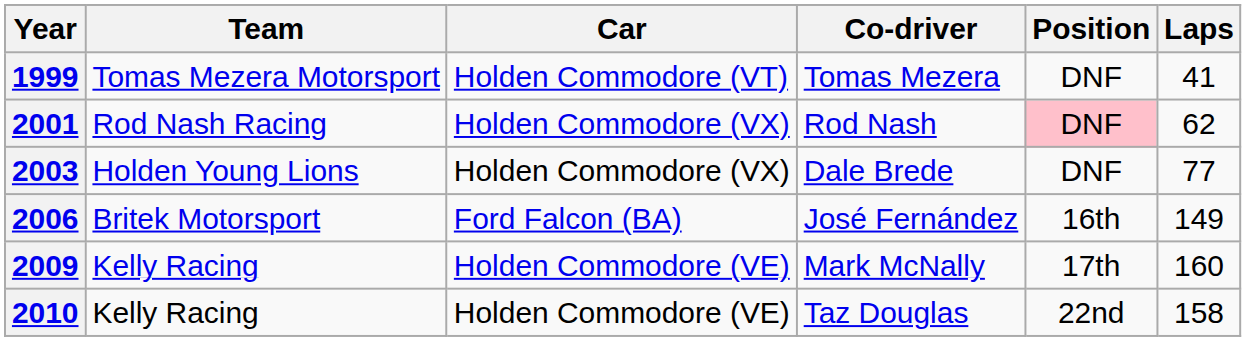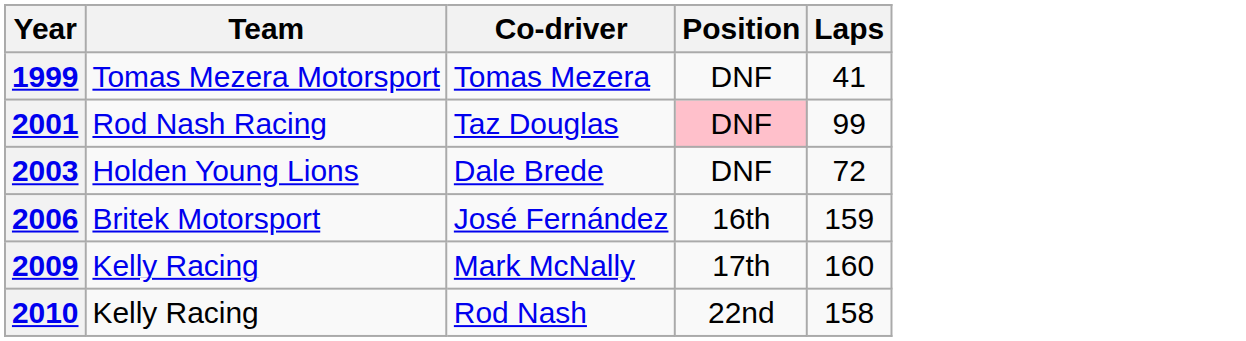- column: (622, 29)
(870, 124) Rod Nash -> (536, 124) Taz Douglas
(1199, 124) 62 -> (849, 124) 99
(1199, 171) 77 -> (849, 171) 72
(1199, 218) 149 -> (849, 218) 159
(886, 313) Taz Douglas -> (520, 313) Rod Nash
